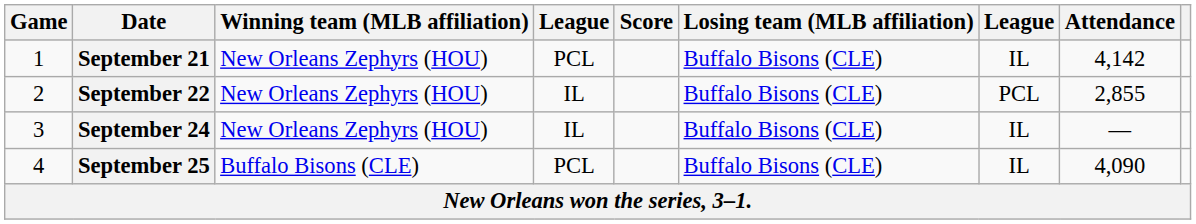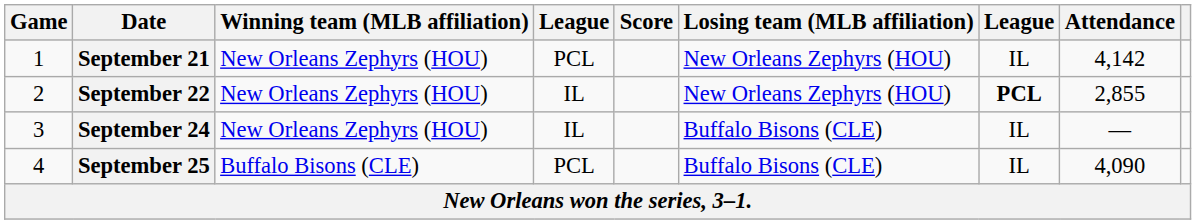(783, 58) Buffalo Bisons (CLE) -> (817, 58) New Orleans Zephyrs (HOU)
(783, 93) Buffalo Bisons (CLE) -> (817, 93) New Orleans Zephyrs (HOU)
(1019, 93) normal -> (1019, 93) bold
